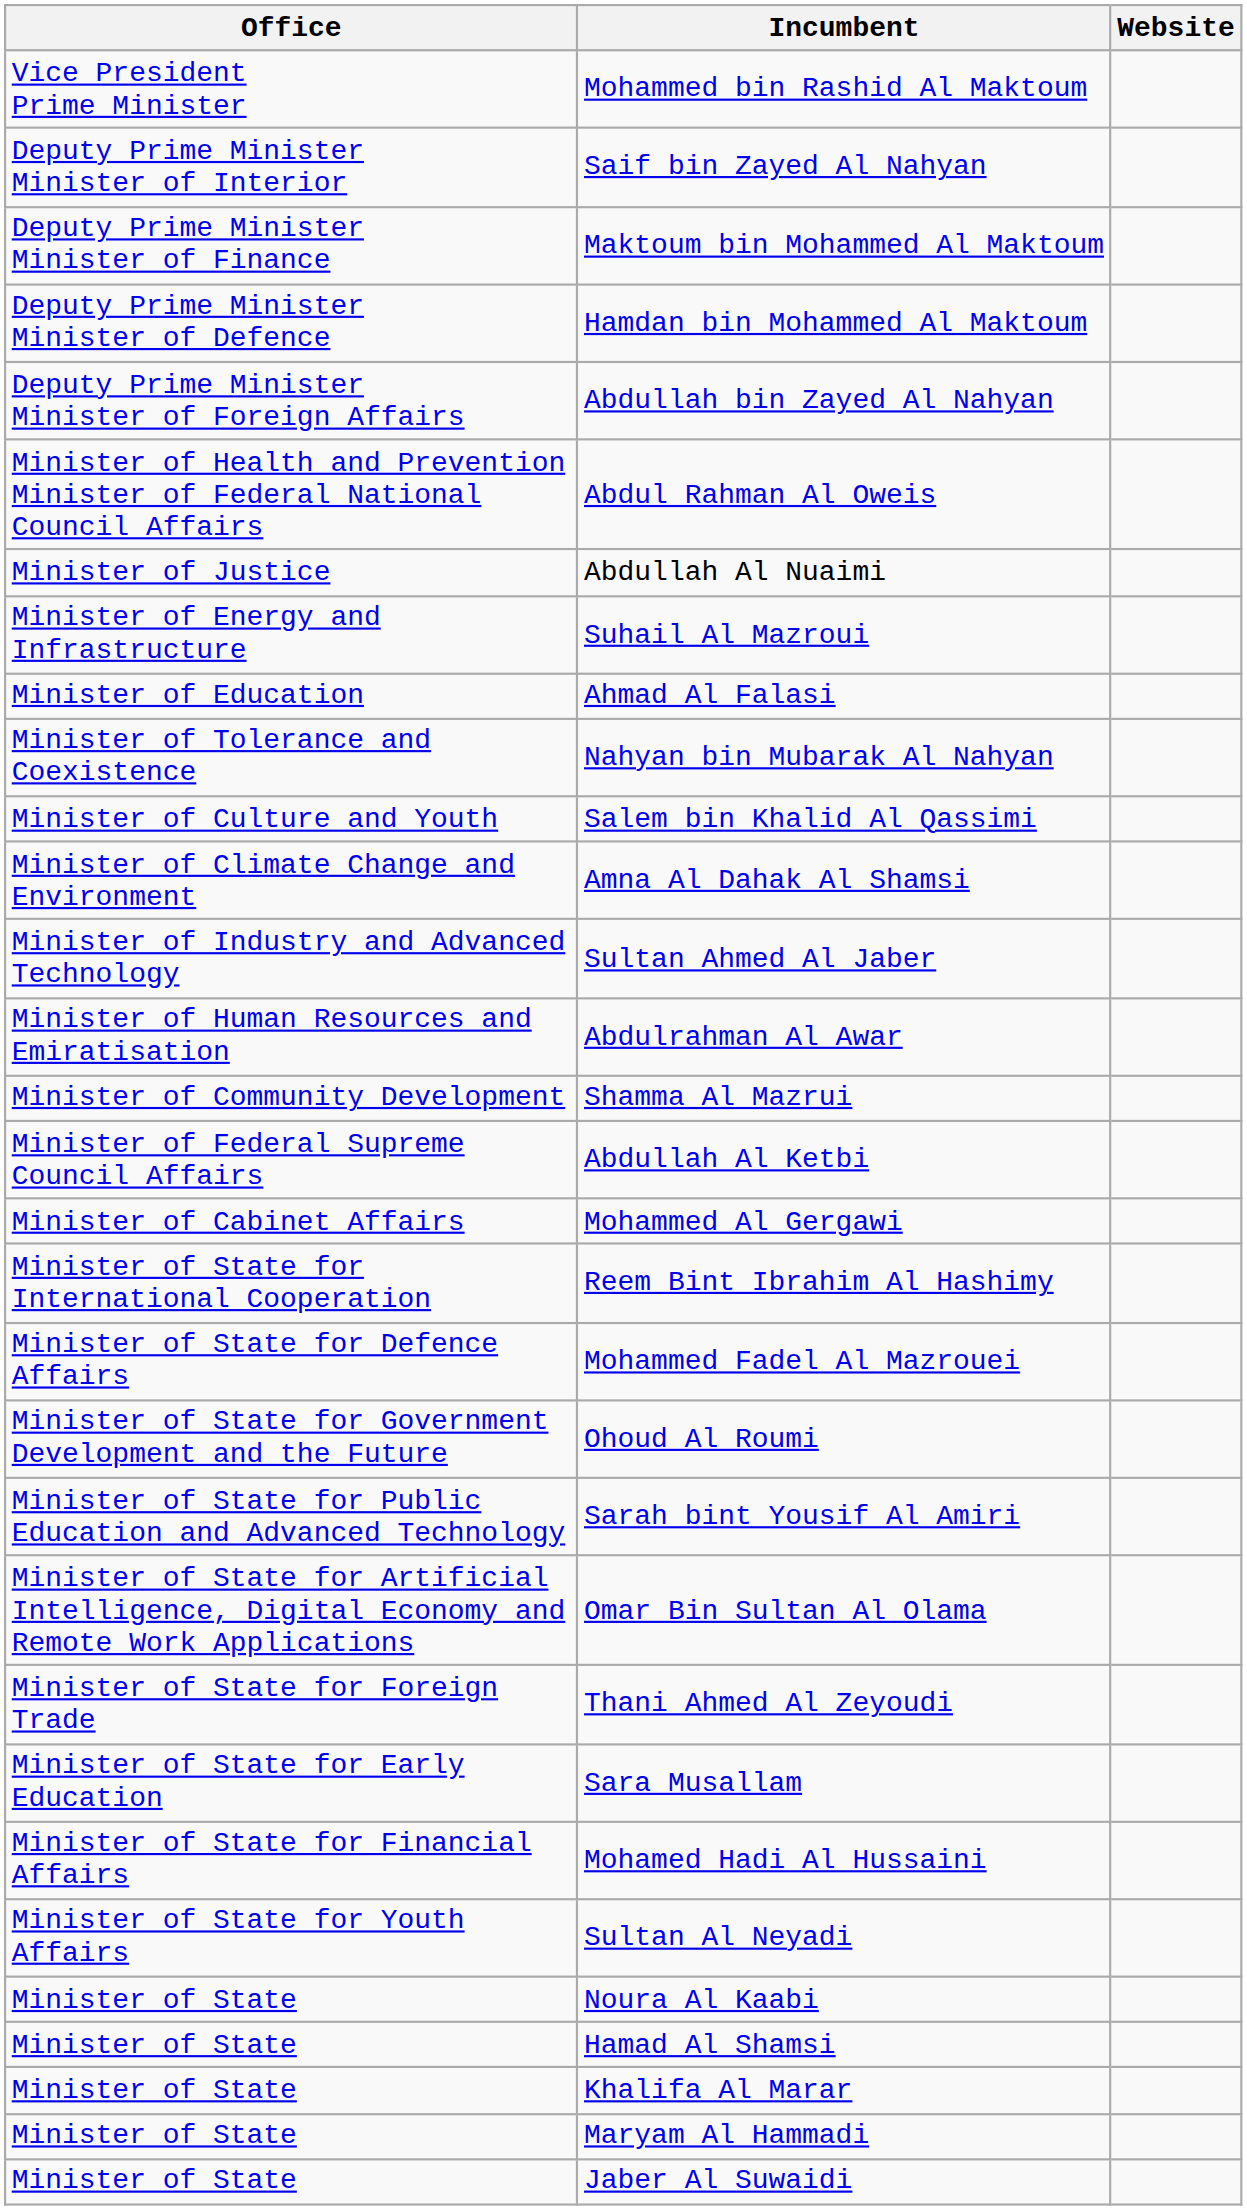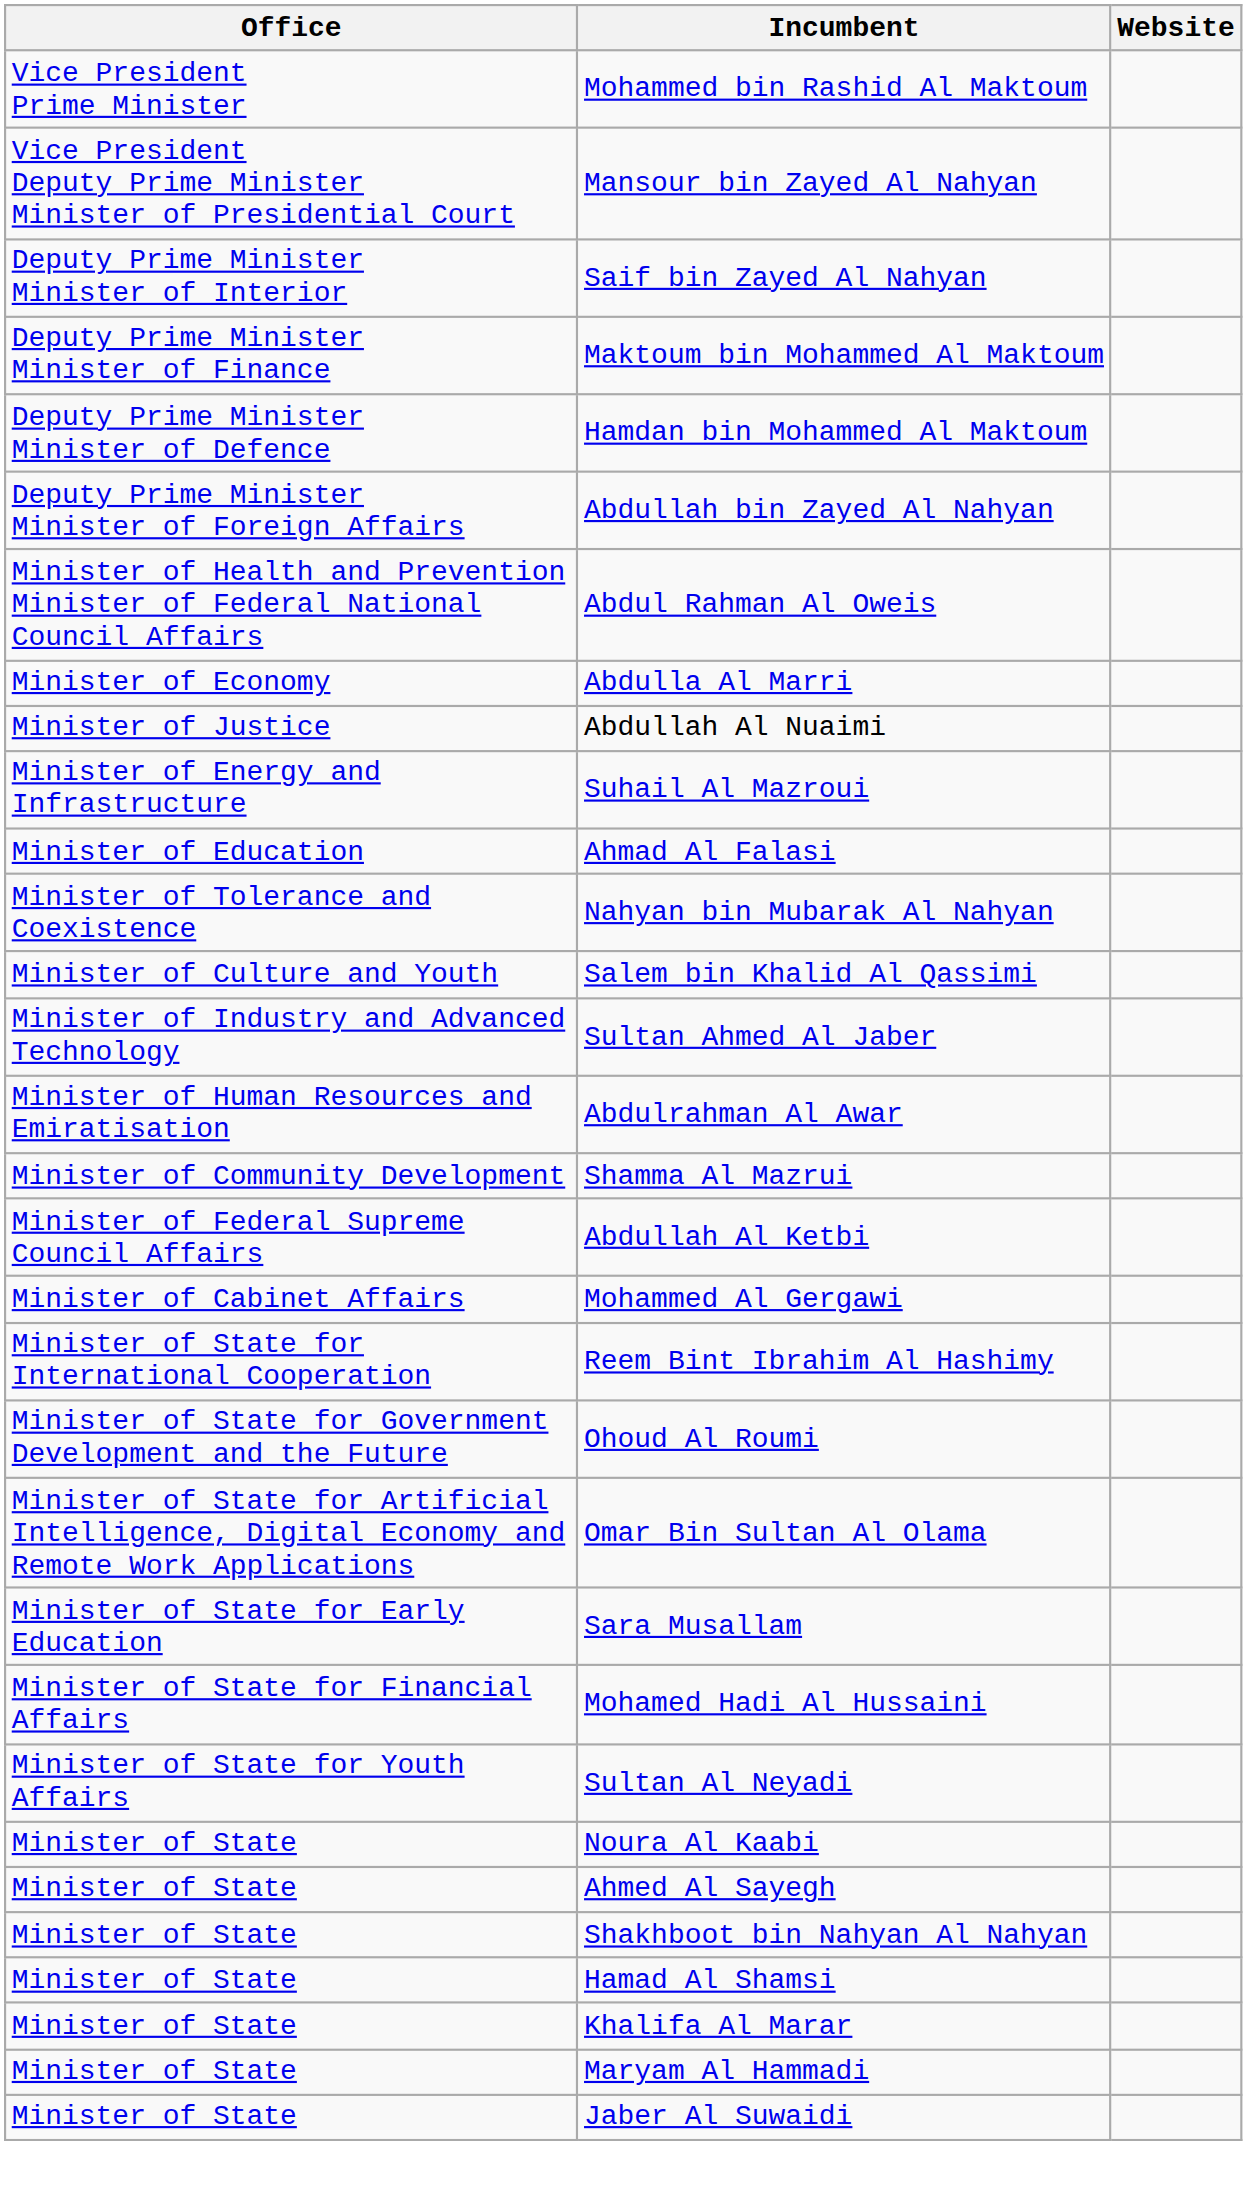+ row: (810, 183)
+ row: (718, 683)
- row: (777, 881)
- row: (802, 1361)
- row: (802, 1517)
- row: (769, 1704)
+ row: (710, 1889)
+ row: (836, 1935)
